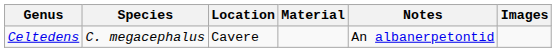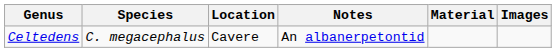columns swapped: (313, 15) <-> (423, 15)
